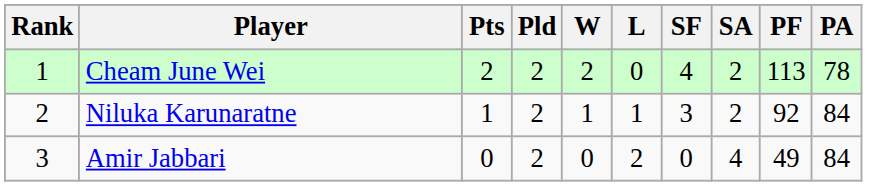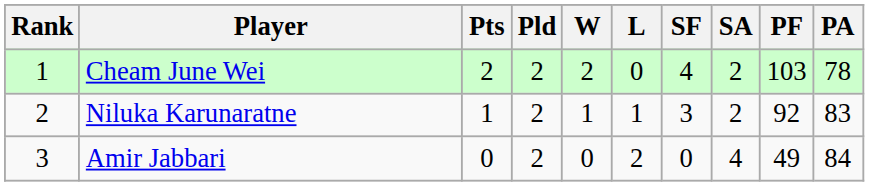(786, 70) 113 -> (787, 70) 103
(837, 114) 84 -> (838, 114) 83
